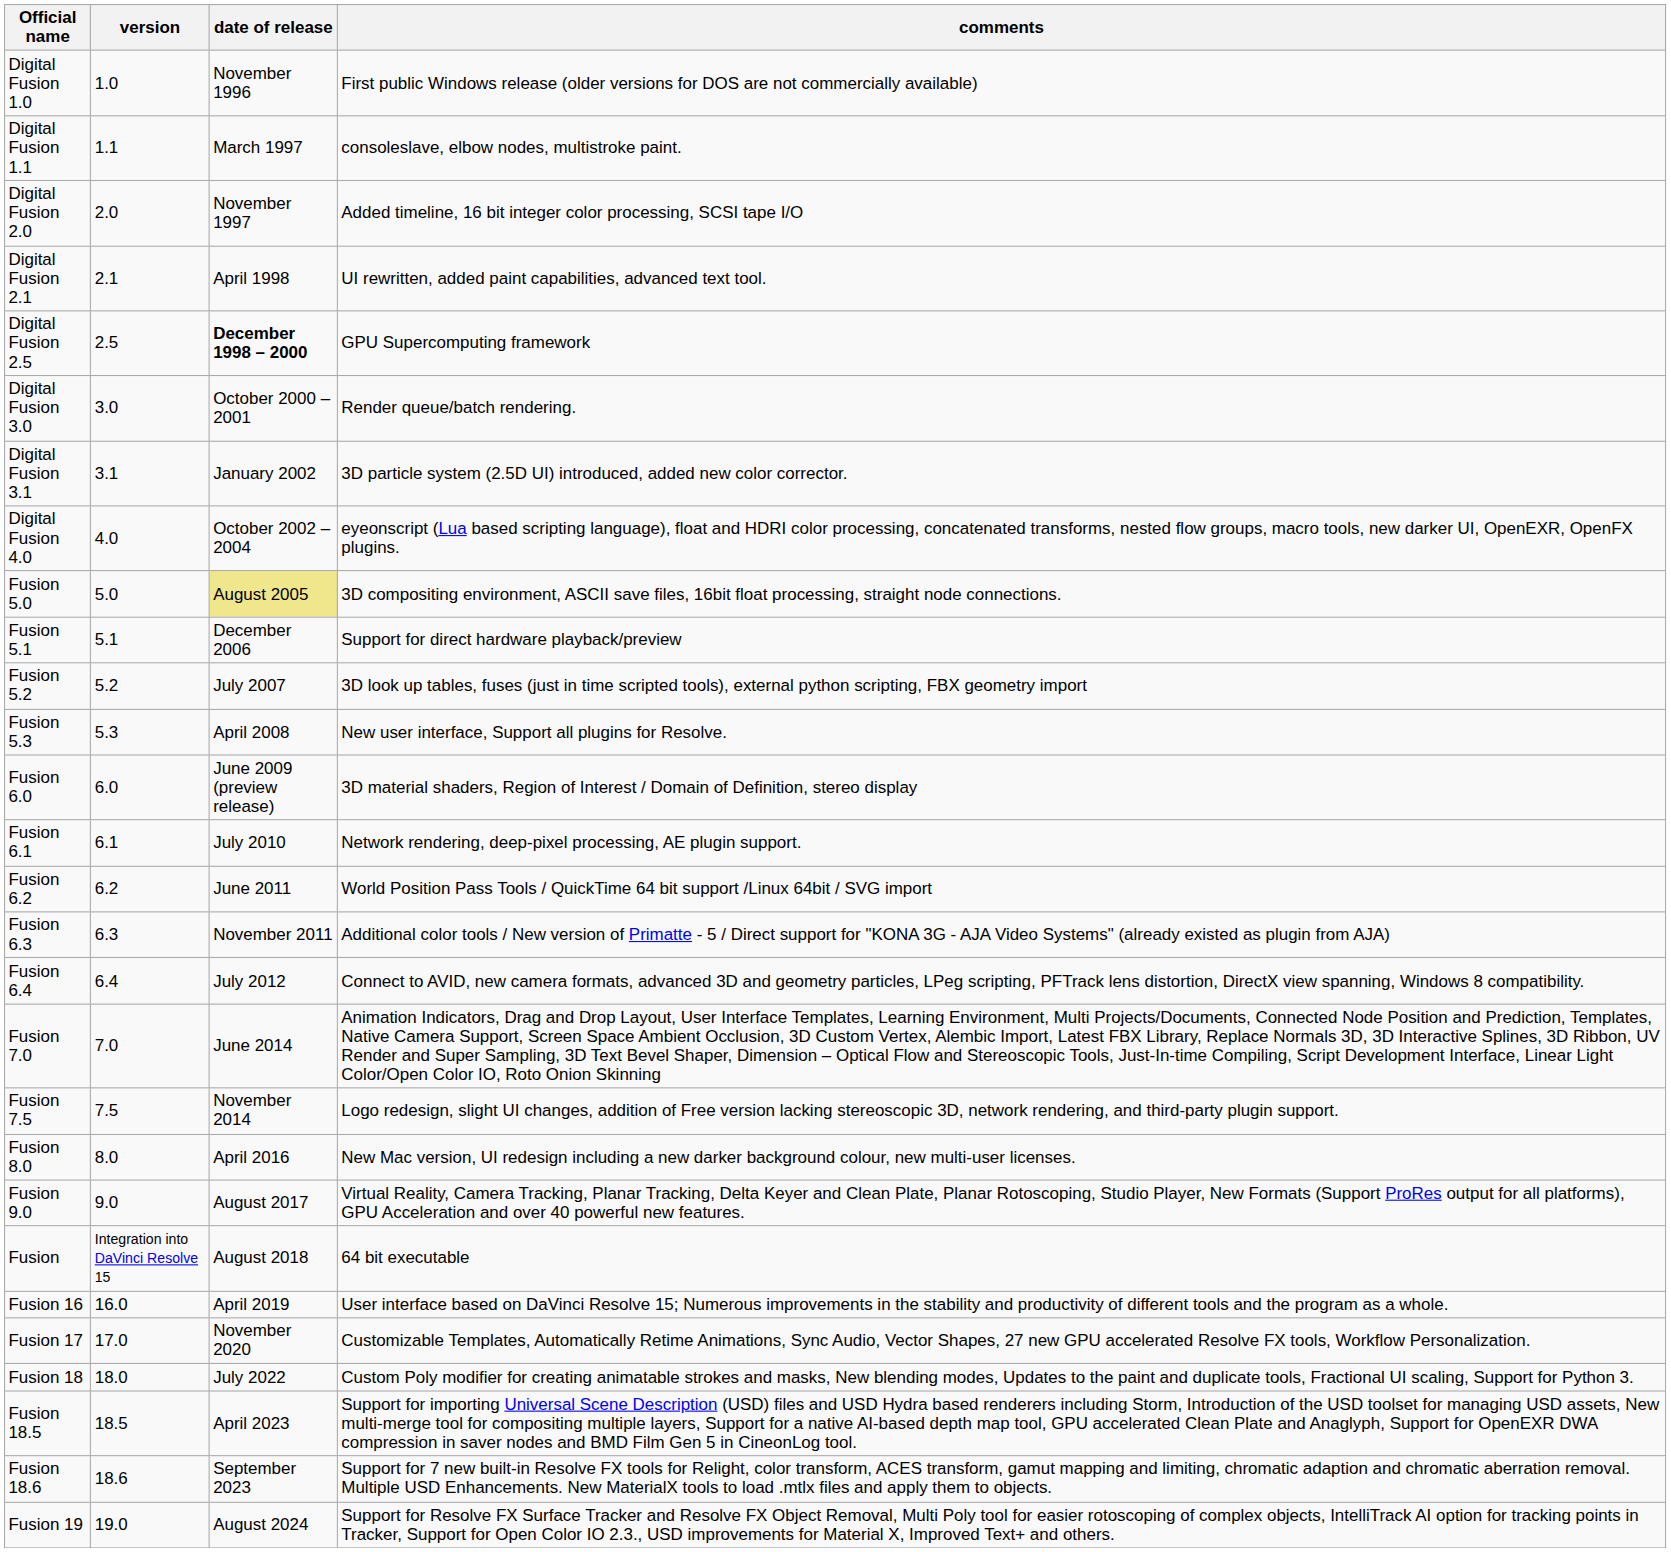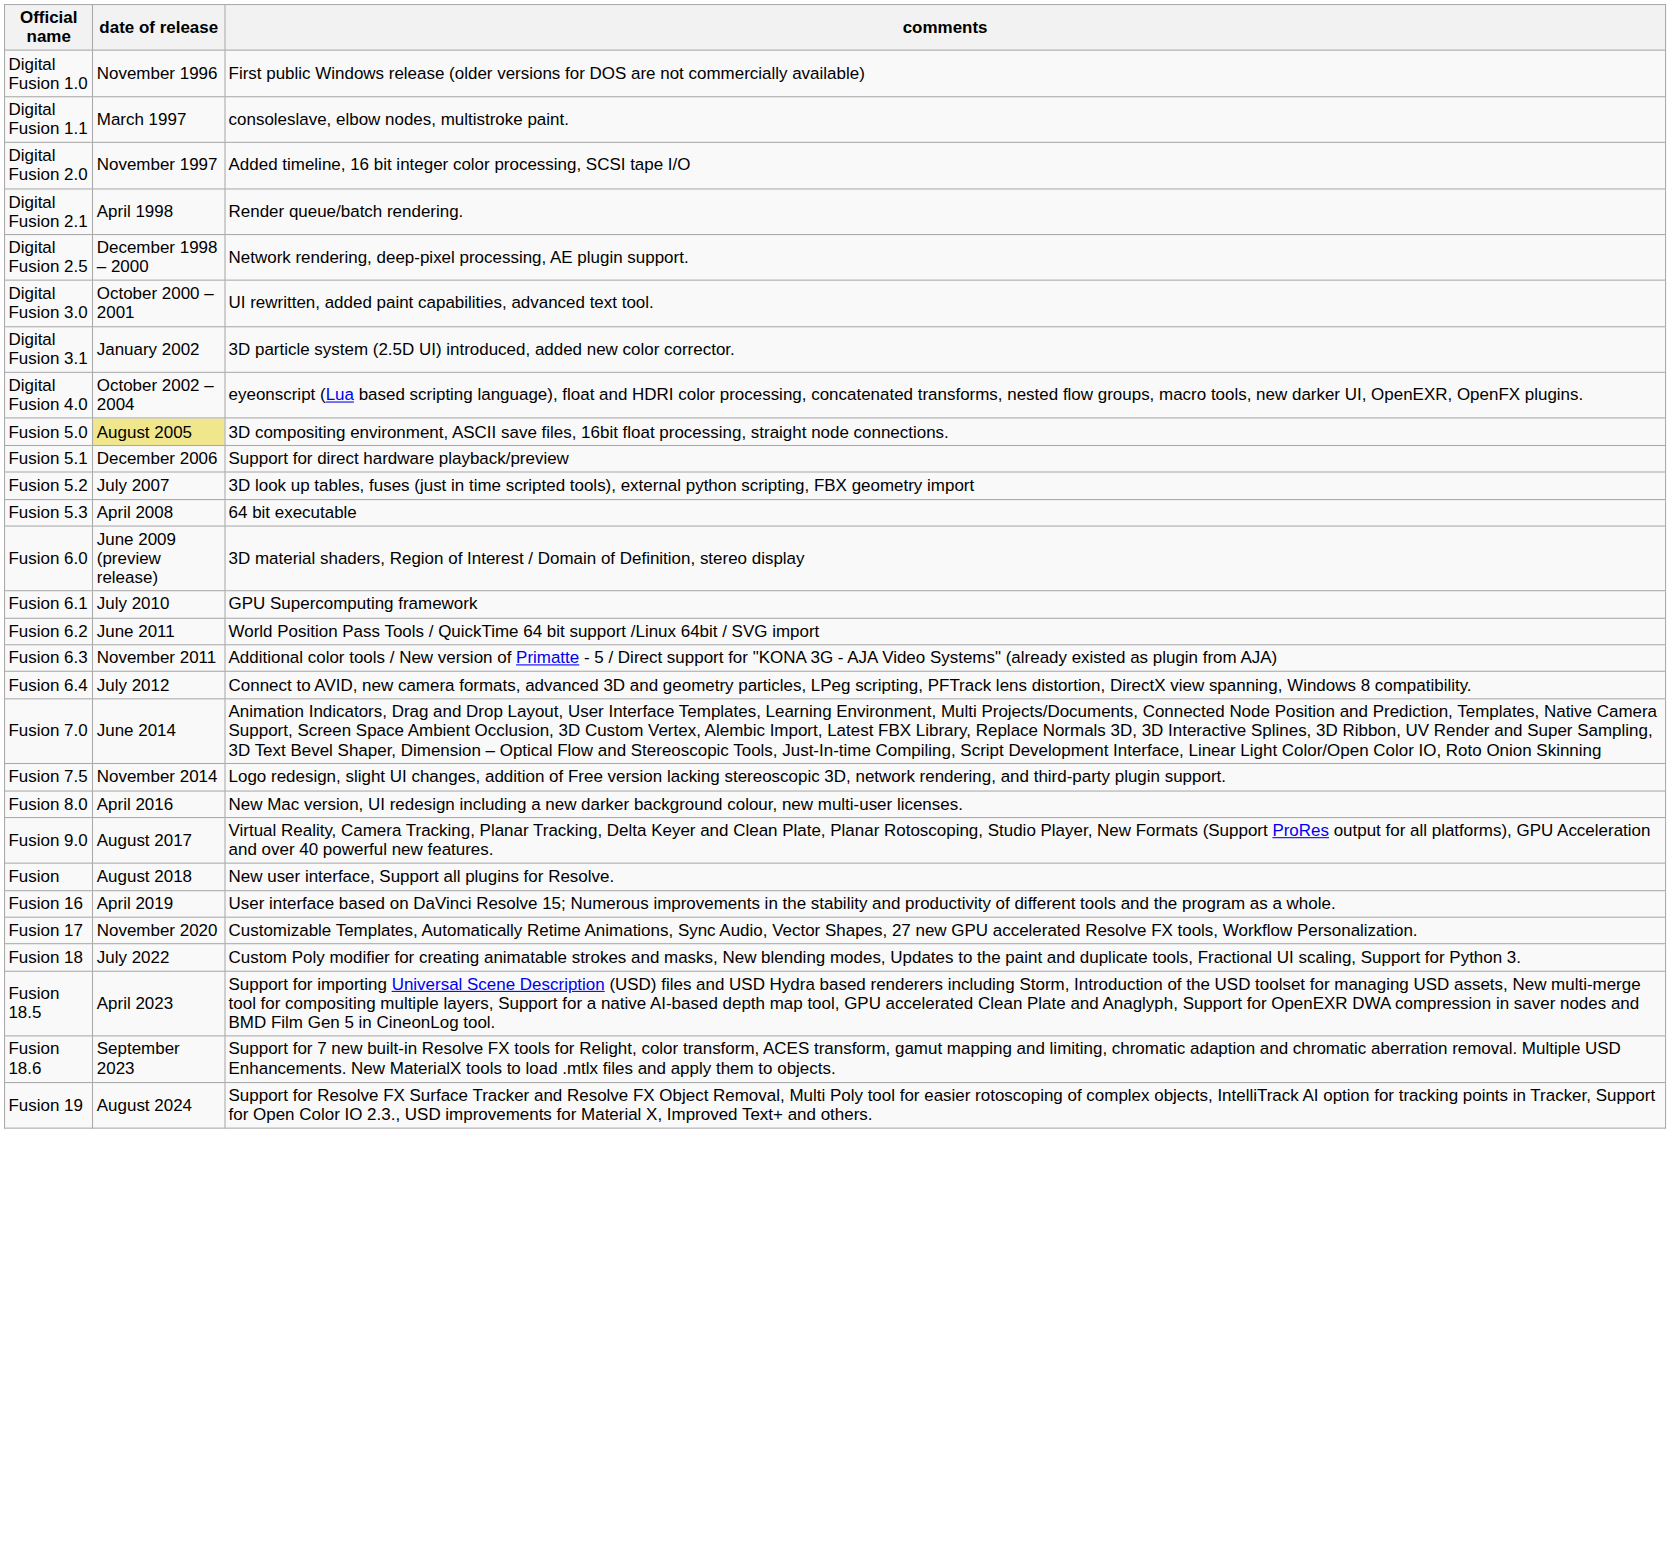- column: (150, 27)
(554, 278) UI rewritten, added paint capabilities, advanced text tool. -> (346, 211) Render queue/batch rendering.
(260, 343) bold -> (157, 257) normal
(466, 343) GPU Supercomputing framework -> (459, 257) Network rendering, deep-pixel processing, AE plugin support.
(459, 408) Render queue/batch rendering. -> (441, 303) UI rewritten, added paint capabilities, advanced text tool.
(534, 731) New user interface, Support all plugins for Resolve. -> (293, 512) 64 bit executable
(571, 842) Network rendering, deep-pixel processing, AE plugin support. -> (353, 604) GPU Supercomputing framework
(405, 1258) 64 bit executable -> (421, 876) New user interface, Support all plugins for Resolve.
